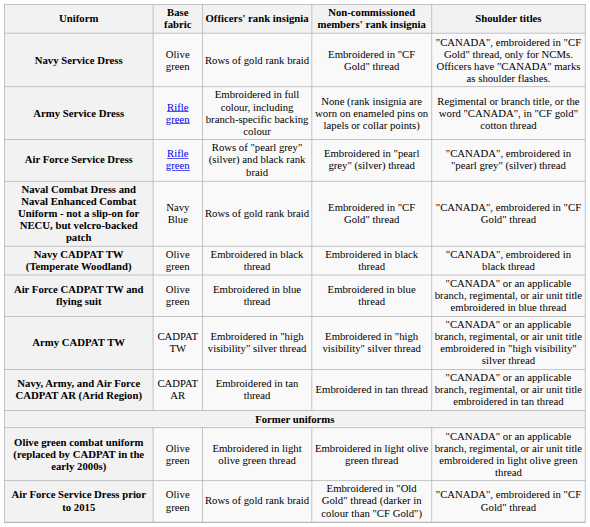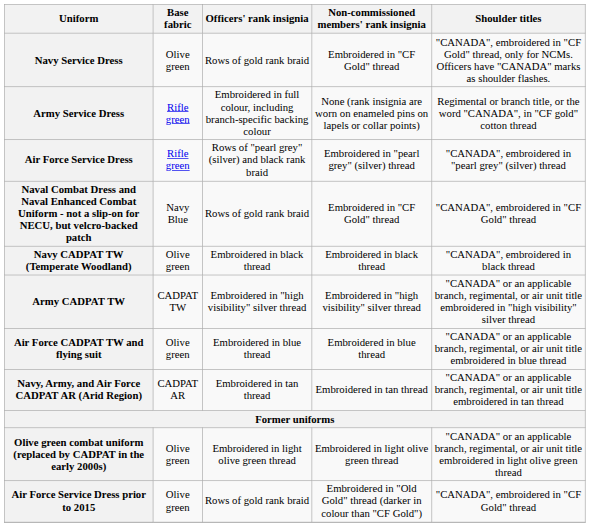rows swapped: (79, 343) <-> (79, 295)
